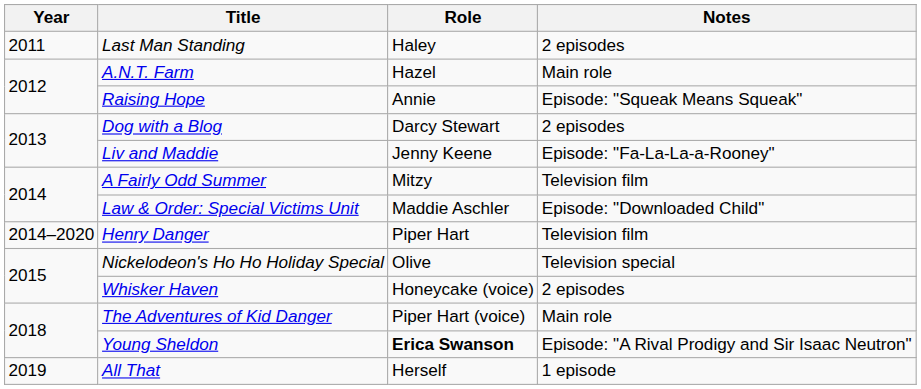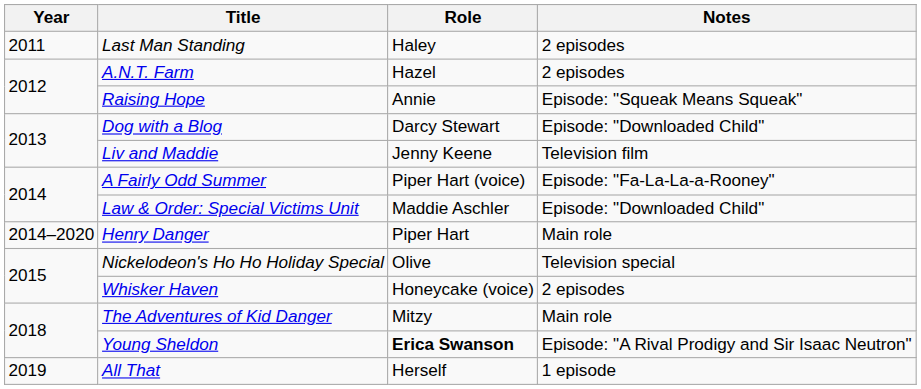(577, 72) Main role -> (583, 72) 2 episodes
(583, 126) 2 episodes -> (653, 126) Episode: "Downloaded Child"
(658, 153) Episode: "Fa-La-La-a-Rooney" -> (595, 153) Television film
(412, 180) Mitzy -> (459, 180) Piper Hart (voice)
(595, 180) Television film -> (658, 180) Episode: "Fa-La-La-a-Rooney"
(595, 235) Television film -> (577, 235) Main role
(459, 316) Piper Hart (voice) -> (412, 316) Mitzy
